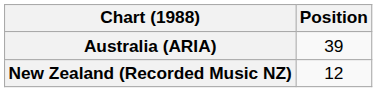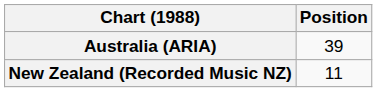(334, 73) 12 -> (334, 73) 11
